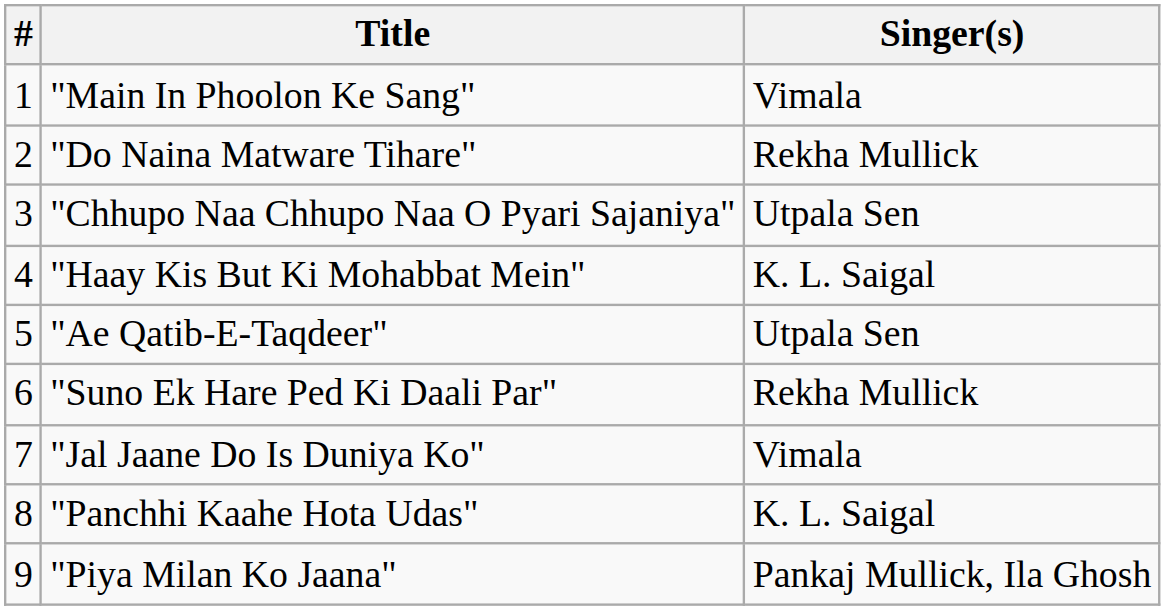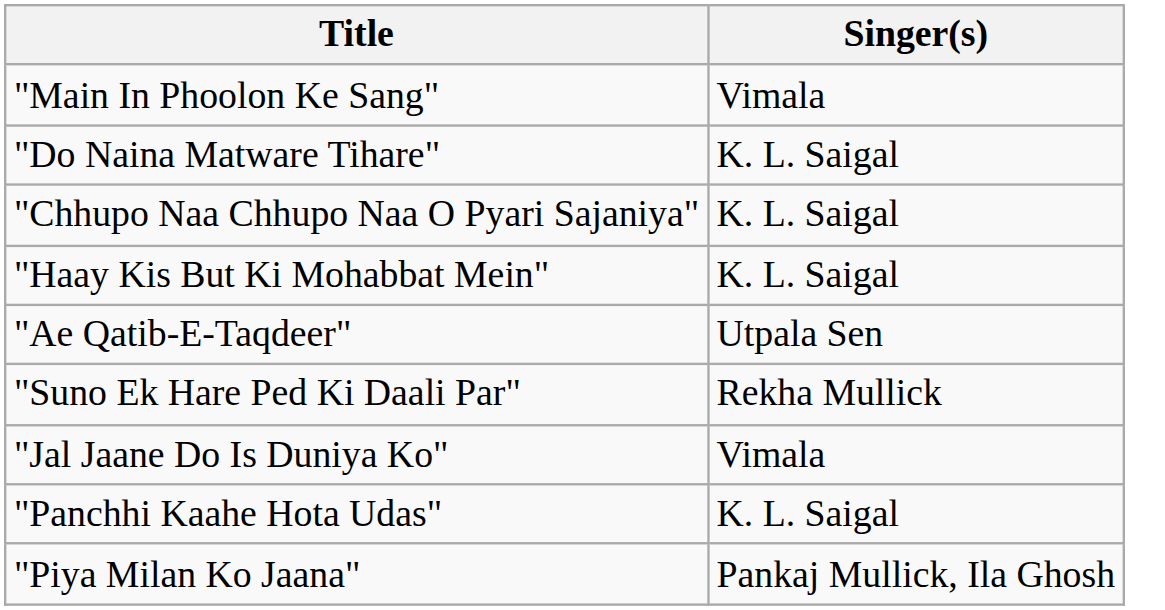- column: (23, 34)
(866, 154) Rekha Mullick -> (808, 154) K. L. Saigal
(836, 214) Utpala Sen -> (808, 214) K. L. Saigal
